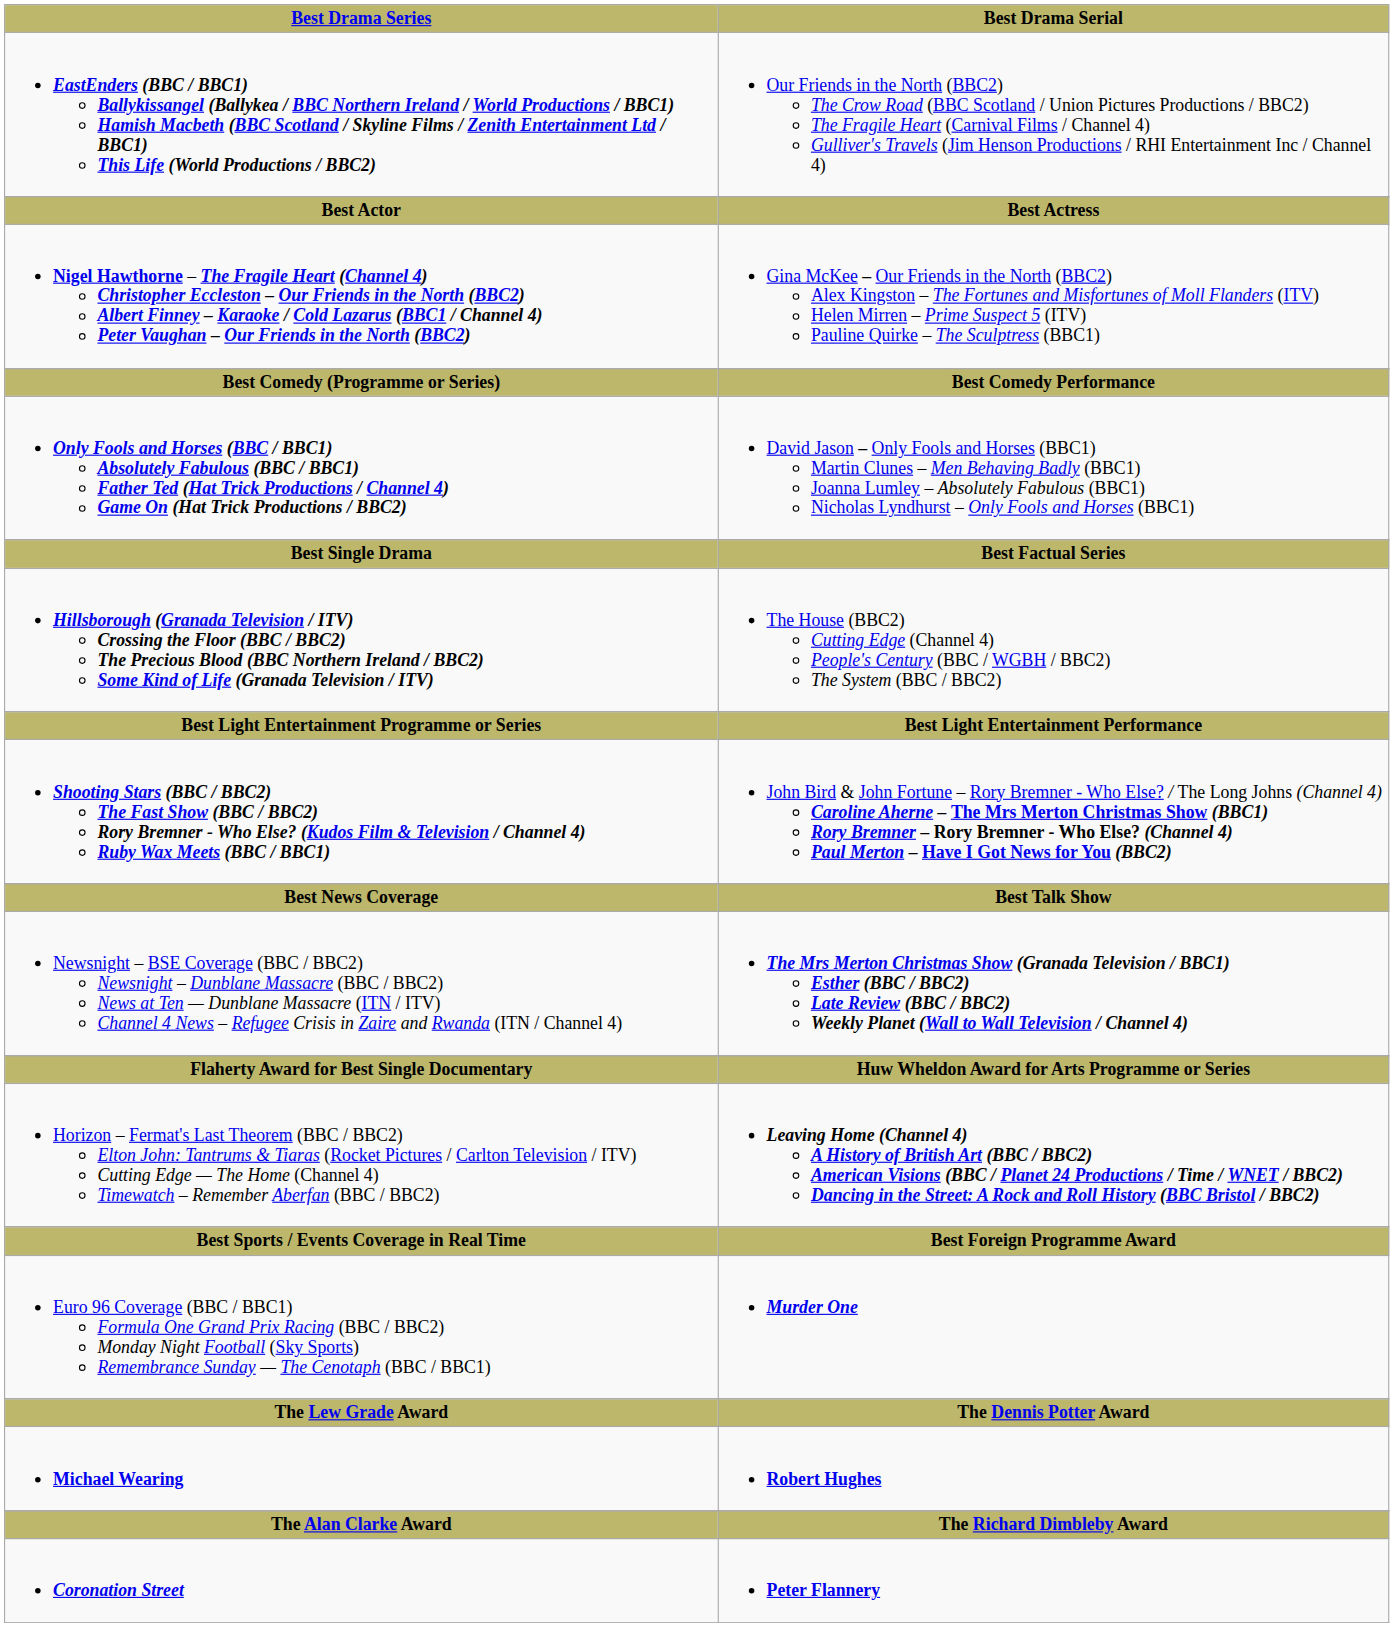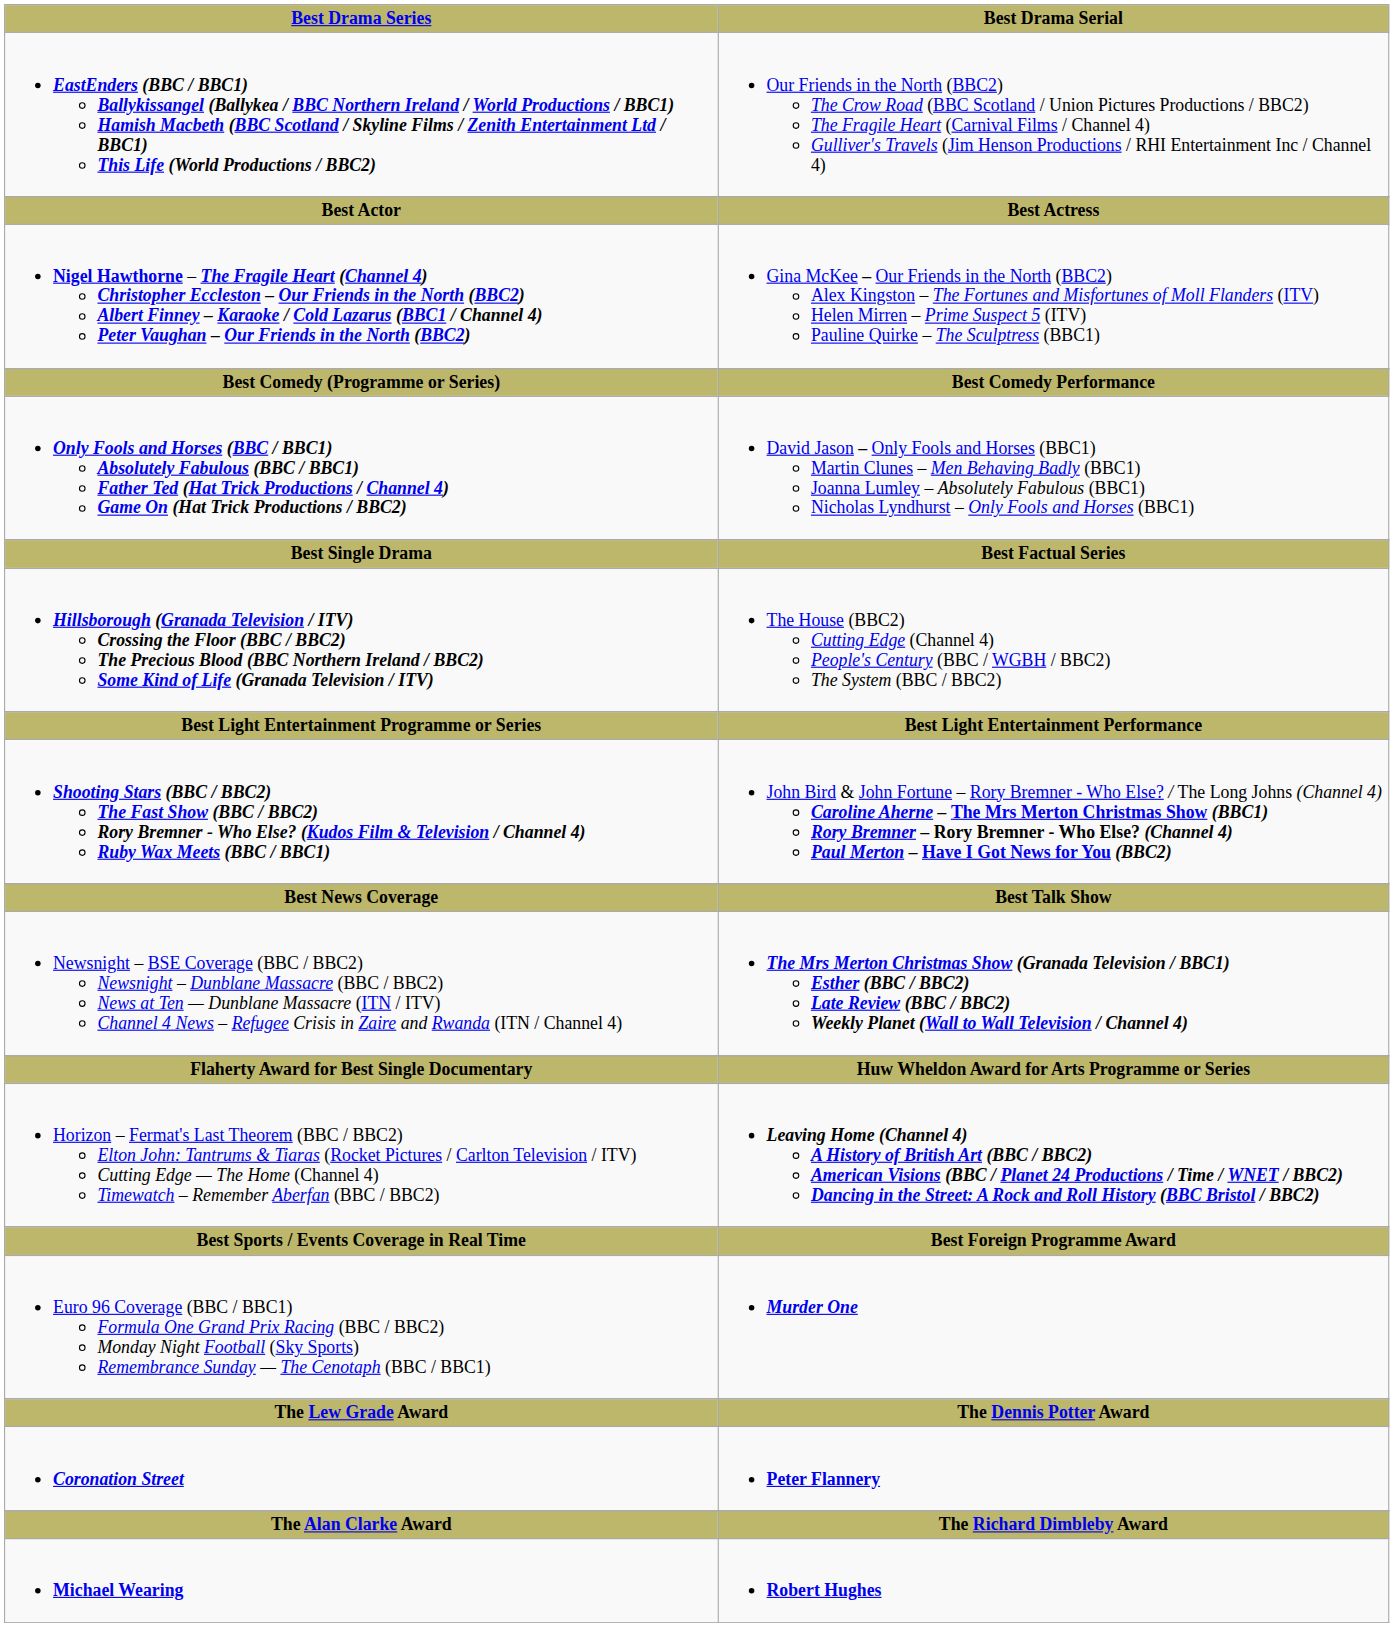rows swapped: (361, 1591) <-> (361, 1479)
